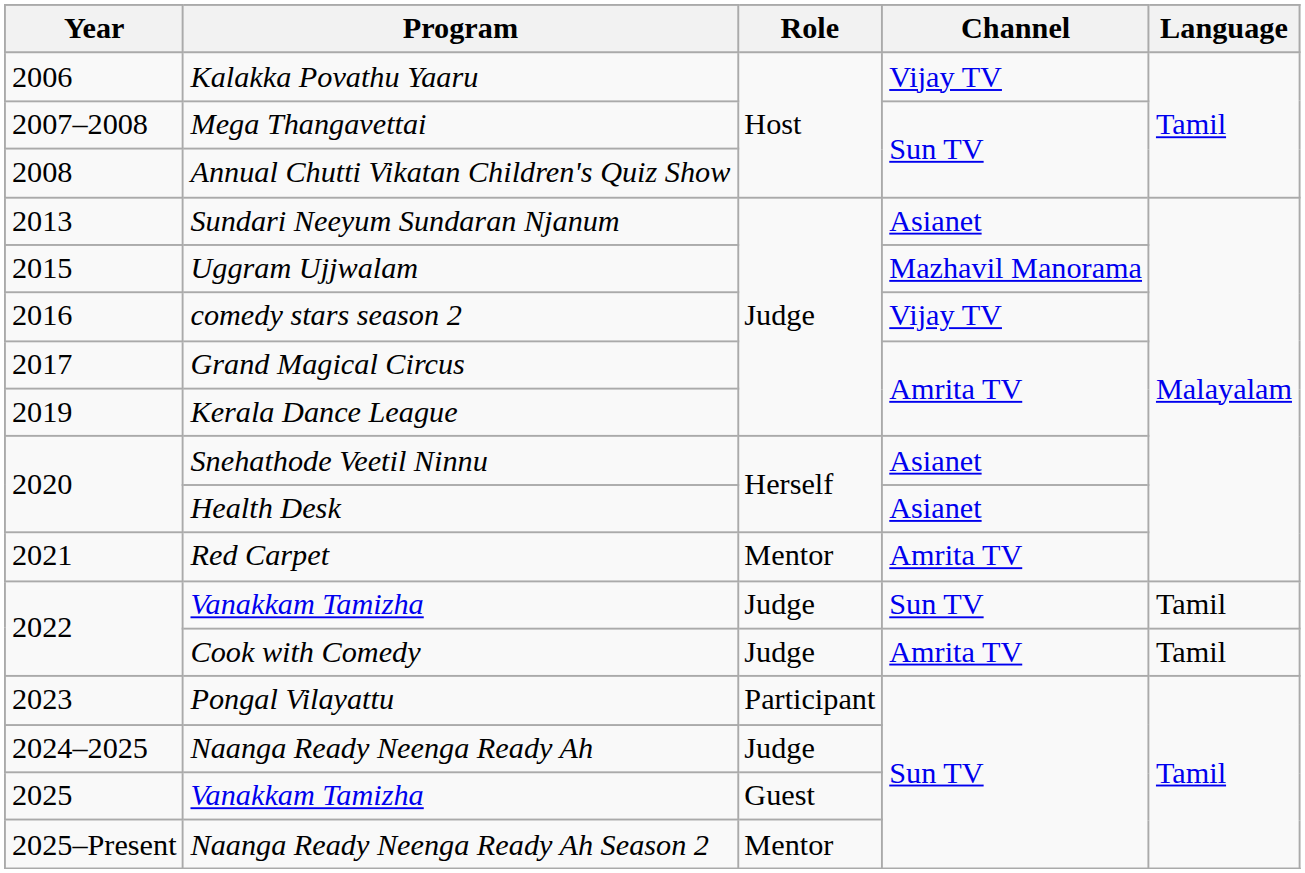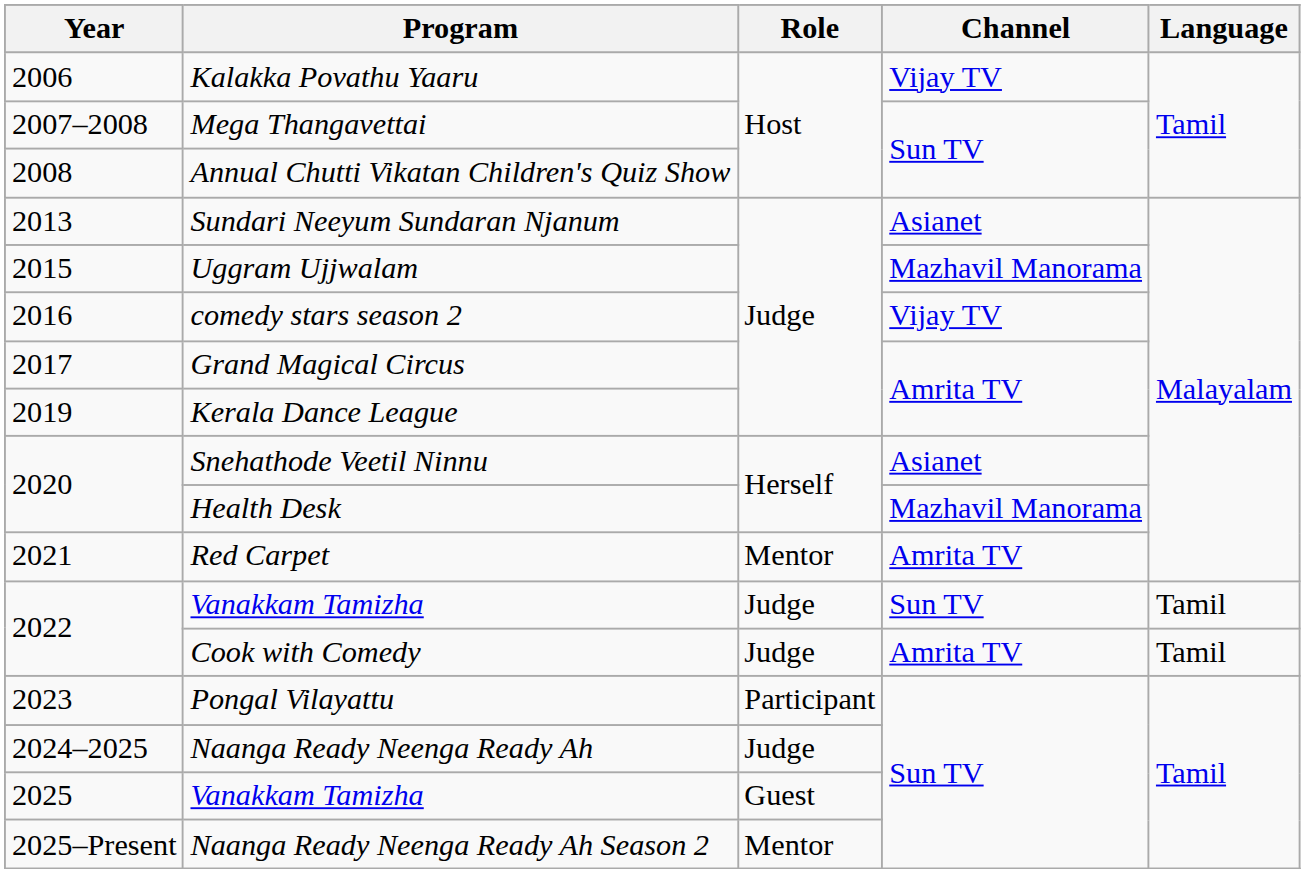(935, 508) Asianet -> (1016, 508) Mazhavil Manorama
